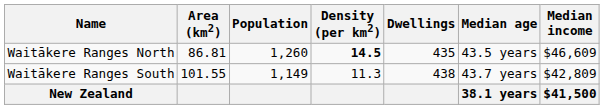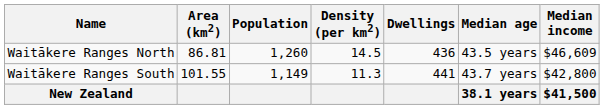(366, 53) bold -> (366, 53) normal
(444, 53) 435 -> (444, 53) 436
(444, 74) 438 -> (444, 74) 441
(570, 74) $42,809 -> (570, 74) $42,800
